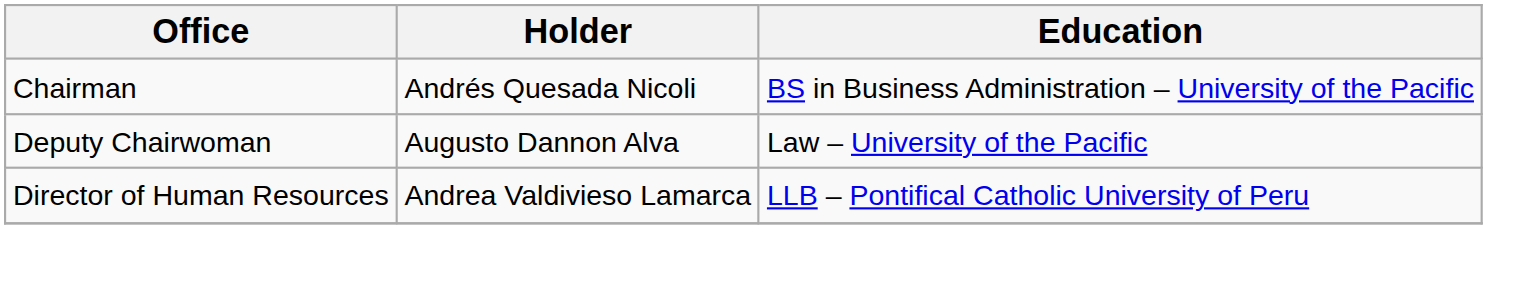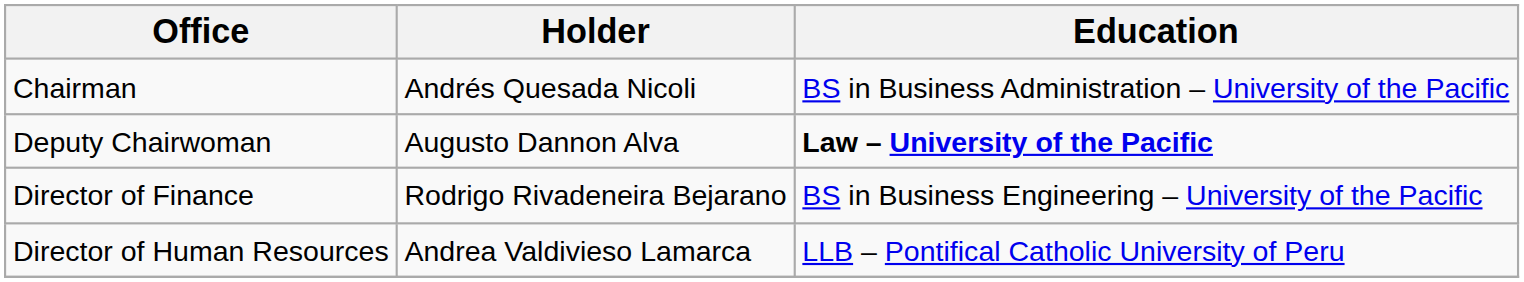(957, 142) normal -> (1008, 140) bold
+ row: (133, 196)
